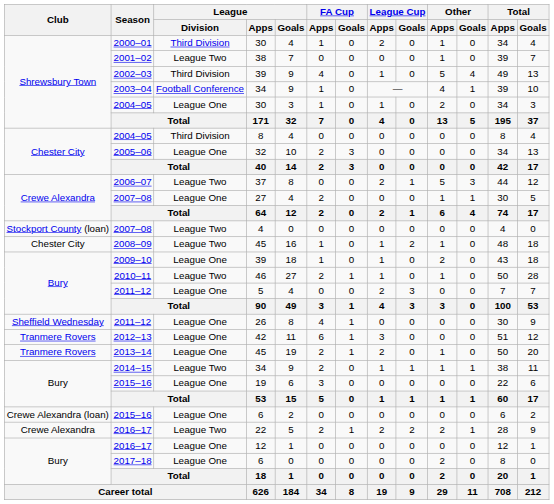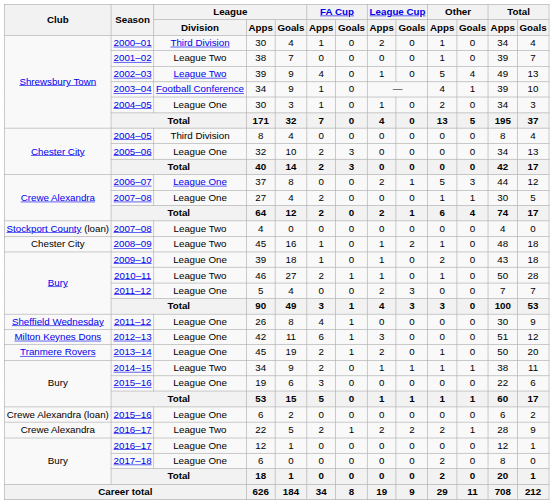(200, 74) Third Division -> (200, 74) League Two
(200, 182) League Two -> (200, 182) League One
(58, 337) Tranmere Rovers -> (58, 337) Milton Keynes Dons
